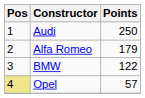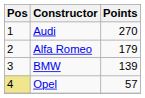(128, 31) 250 -> (128, 31) 270
(128, 66) 122 -> (128, 66) 139
